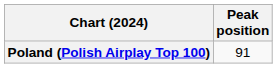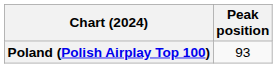(243, 52) 91 -> (243, 52) 93
